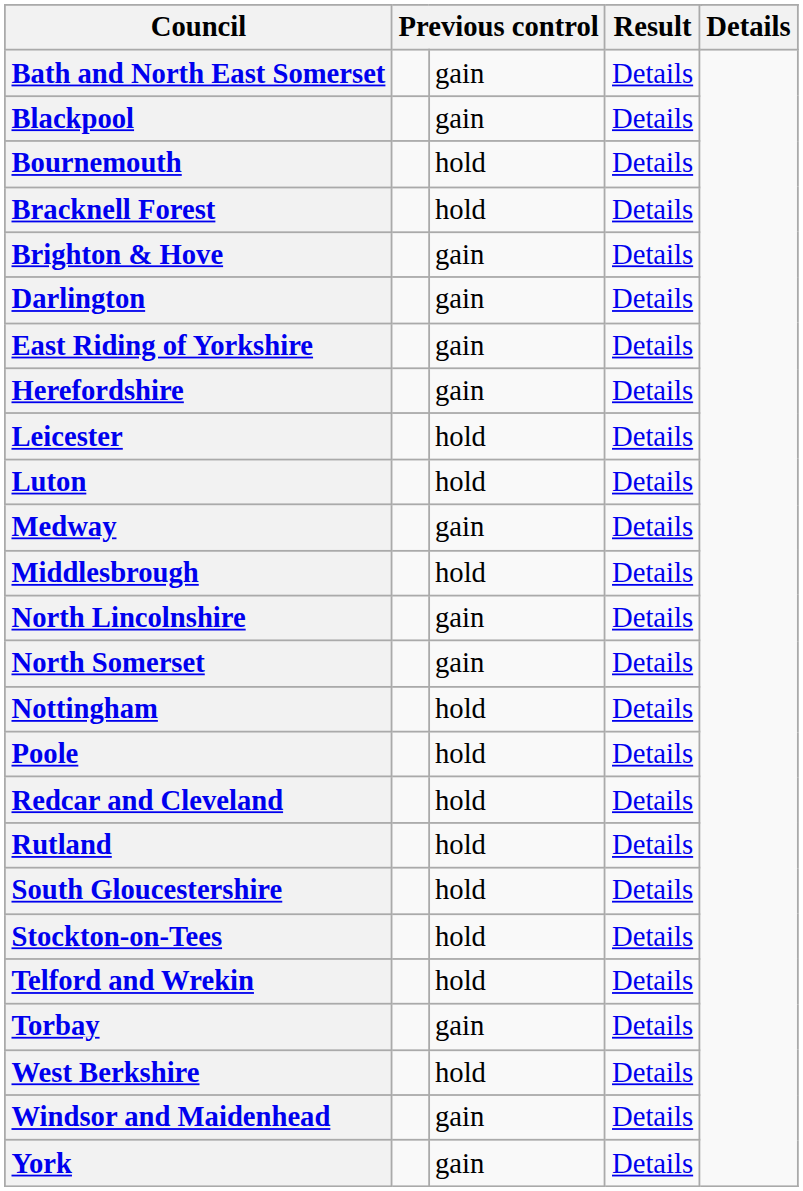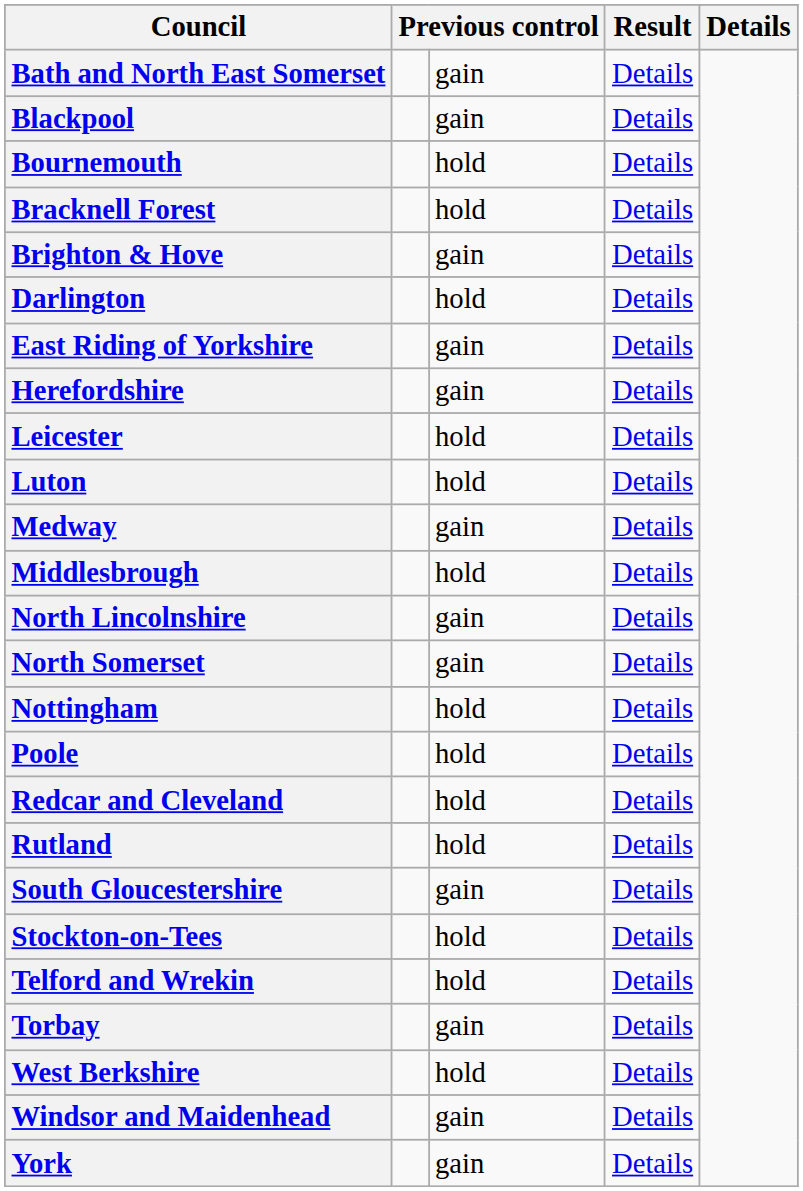(460, 299) gain -> (460, 299) hold
(460, 890) hold -> (460, 890) gain
